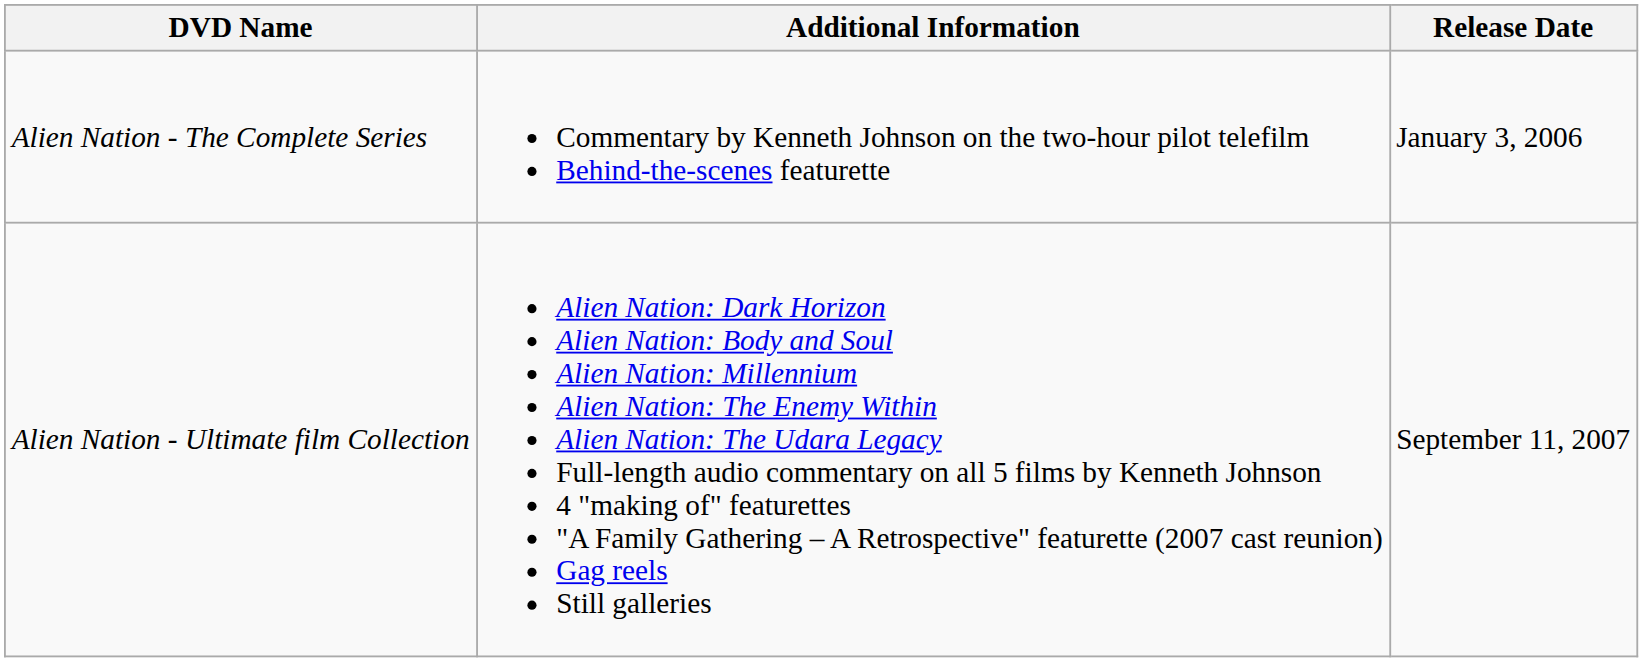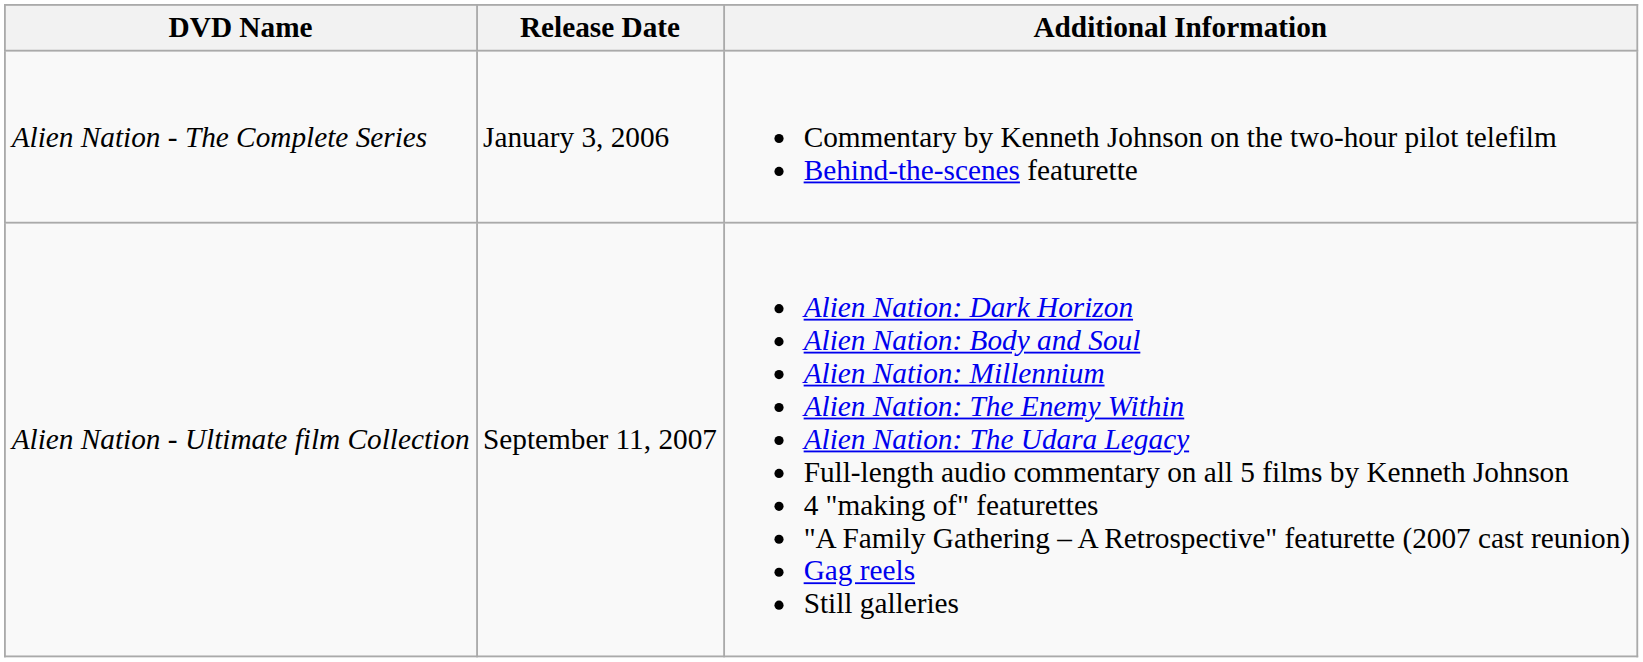columns swapped: (1513, 27) <-> (933, 27)
